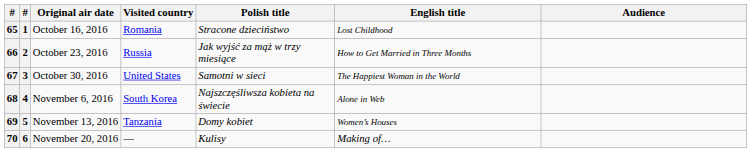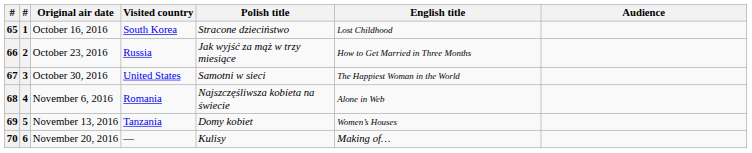(143, 30) Romania -> (150, 30) South Korea
(150, 99) South Korea -> (143, 99) Romania
